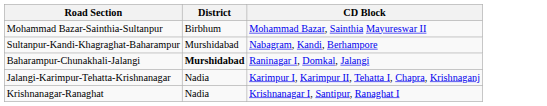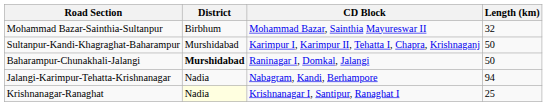+ column: (512, 12)
(313, 45) Nabagram, Kandi, Berhampore -> (365, 45) Karimpur I, Karimpur II, Tehatta I, Chapra, Krishnaganj
(365, 77) Karimpur I, Karimpur II, Tehatta I, Chapra, Krishnaganj -> (313, 77) Nabagram, Kandi, Berhampore
(197, 93) no background -> (197, 93) lightyellow background
